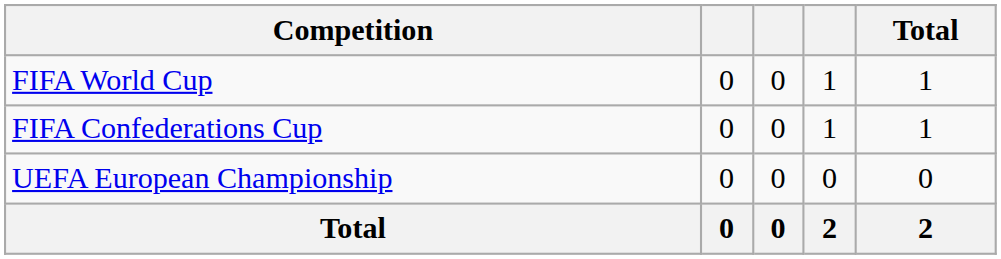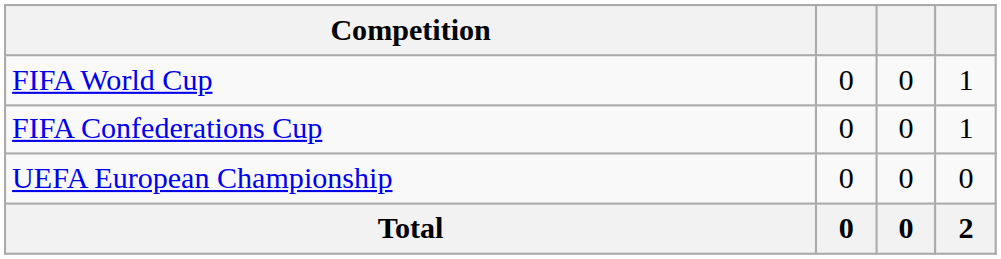- column: (926, 29)
